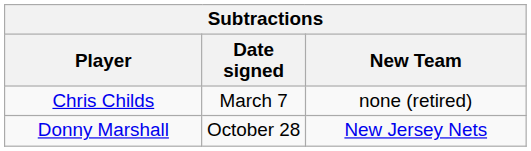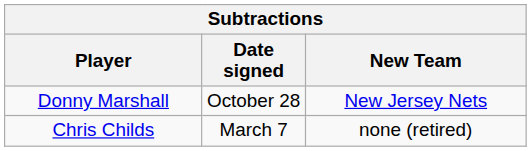rows swapped: (103, 130) <-> (103, 100)
